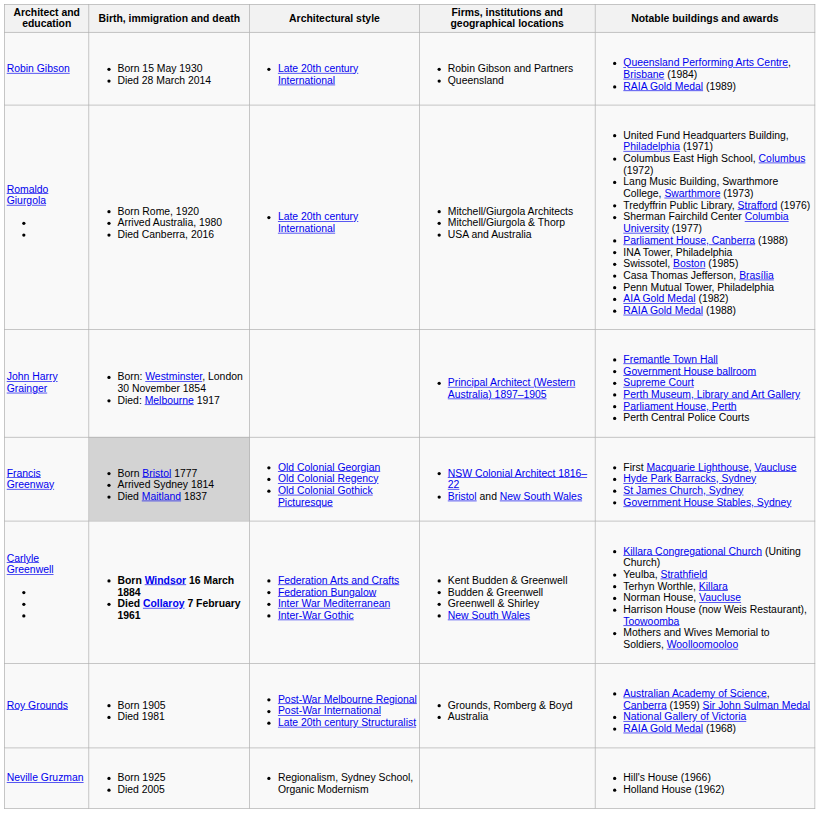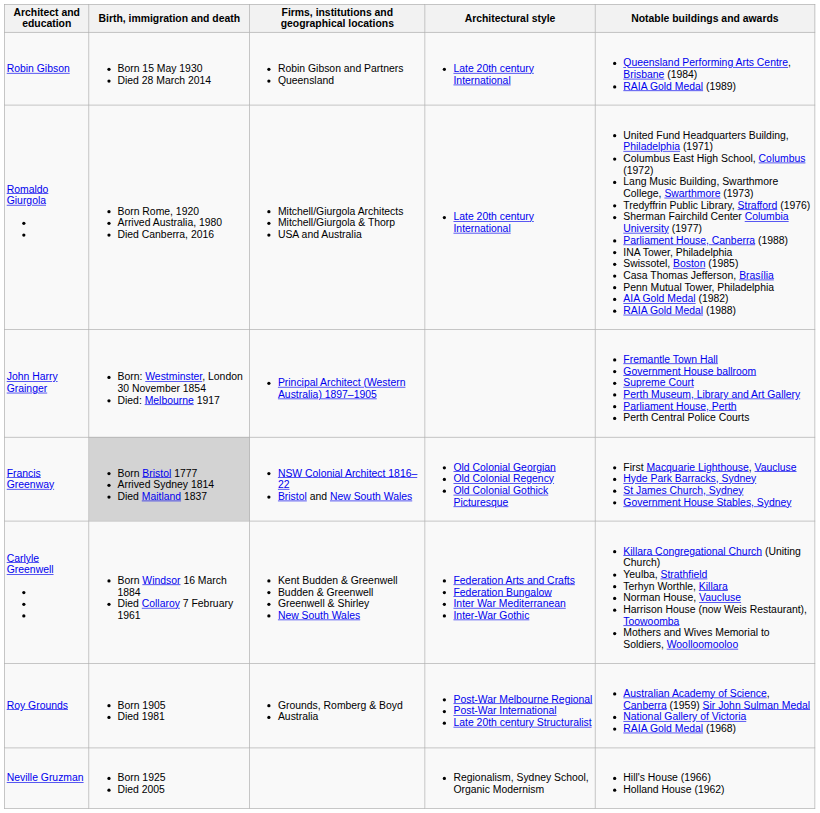columns swapped: (507, 18) <-> (334, 18)
(169, 598) bold -> (169, 598) normal
